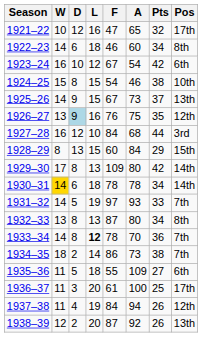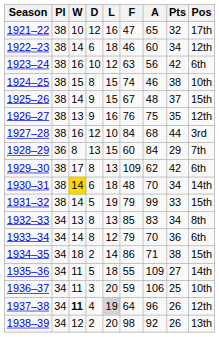+ column: (60, 13)
(181, 47) 8th -> (202, 47) 12th
(112, 64) 67 -> (129, 64) 63
(135, 64) 54 -> (152, 64) 56
(112, 82) 54 -> (129, 82) 74
(135, 99) 73 -> (152, 99) 48
(184, 99) 13th -> (202, 99) 15th
(74, 116) lightblue background -> (91, 116) no background
(184, 151) 15th -> (199, 151) 7th
(135, 168) 80 -> (152, 168) 62
(184, 168) 14th -> (199, 168) 6th
(112, 185) 78 -> (129, 185) 48
(135, 185) 78 -> (152, 185) 70
(112, 202) 97 -> (129, 202) 79
(135, 202) 93 -> (152, 202) 99
(181, 202) 7th -> (202, 202) 15th
(112, 220) 87 -> (129, 220) 85
(135, 220) 80 -> (152, 220) 83
(95, 237) bold -> (112, 237) normal
(112, 237) 78 -> (129, 237) 79
(181, 237) 7th -> (199, 237) 6th
(135, 254) 73 -> (152, 254) 71
(181, 254) 7th -> (202, 254) 15th
(181, 271) 6th -> (202, 271) 14th
(112, 289) 61 -> (129, 289) 59
(138, 289) 100 -> (155, 289) 106
(184, 289) 17th -> (202, 289) 10th
(60, 306) normal -> (77, 306) bold
(95, 306) no background -> (112, 306) lightgrey background
(112, 306) 84 -> (129, 306) 64
(135, 306) 94 -> (152, 306) 96
(112, 323) 87 -> (129, 323) 98
